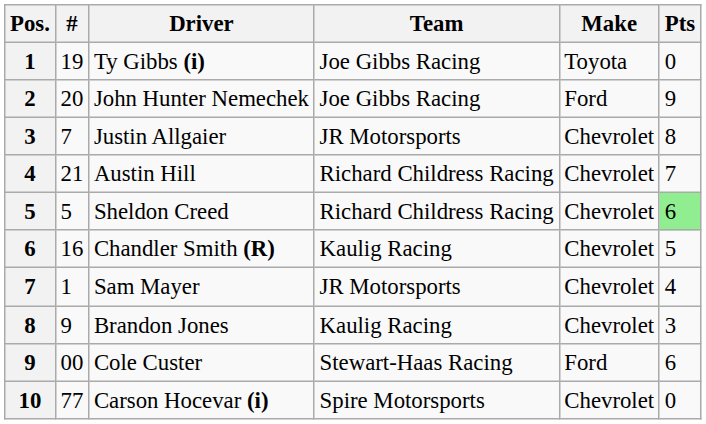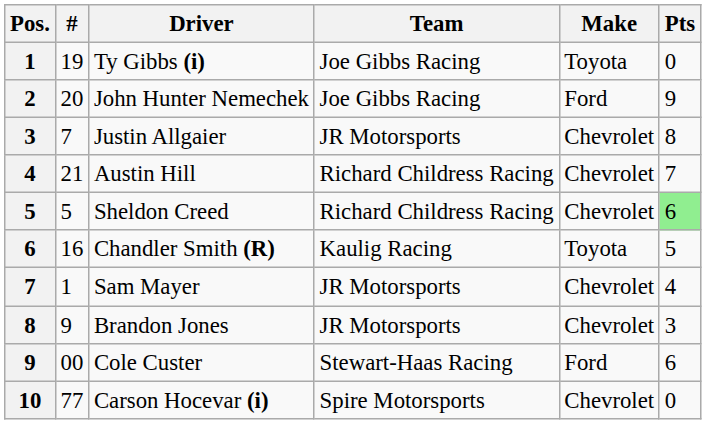(609, 249) Chevrolet -> (596, 249) Toyota
(386, 324) Kaulig Racing -> (390, 324) JR Motorsports
